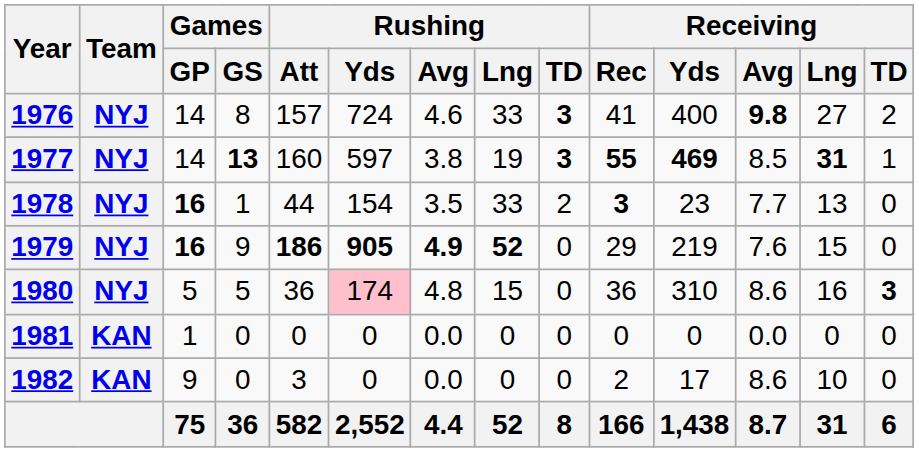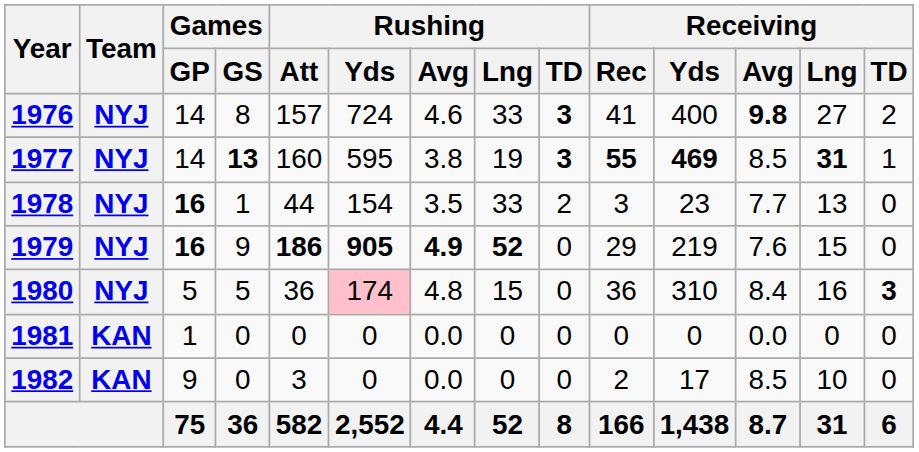(370, 159) 597 -> (370, 159) 595
(621, 203) bold -> (621, 203) normal
(768, 291) 8.6 -> (768, 291) 8.4
(768, 379) 8.6 -> (768, 379) 8.5
